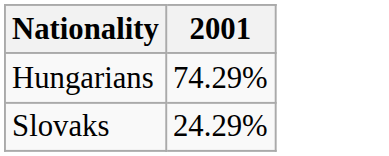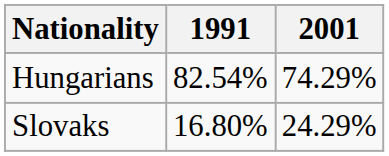+ column: (220, 28)
